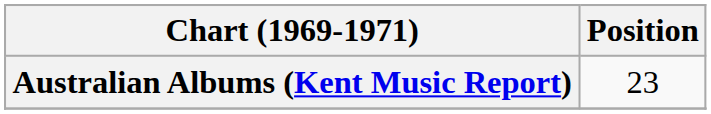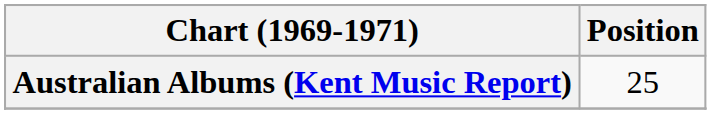(643, 81) 23 -> (643, 81) 25
